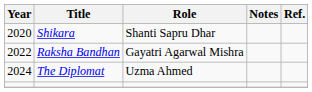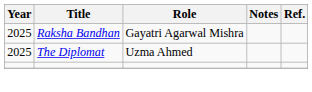- row: (56, 33)
(19, 52) 2022 -> (19, 33) 2025
(19, 71) 2024 -> (19, 52) 2025
